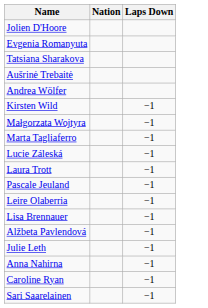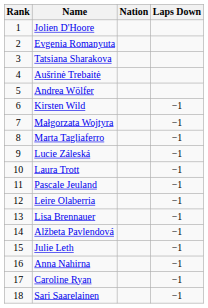+ column: (18, 12)
